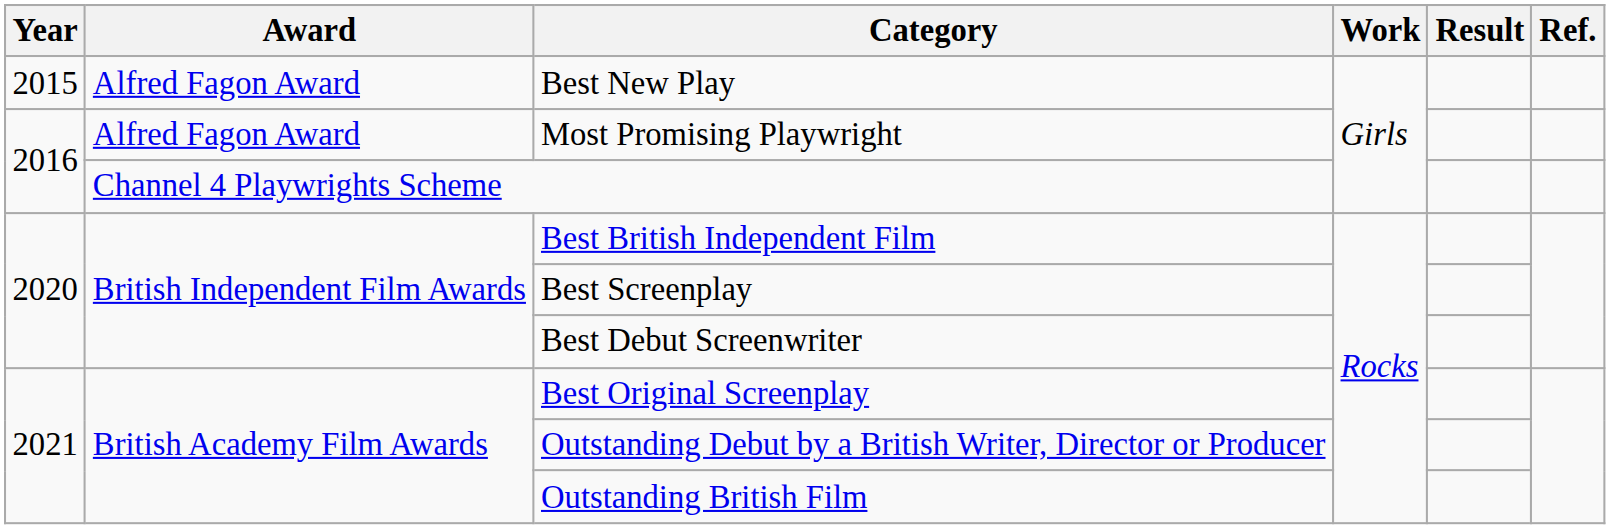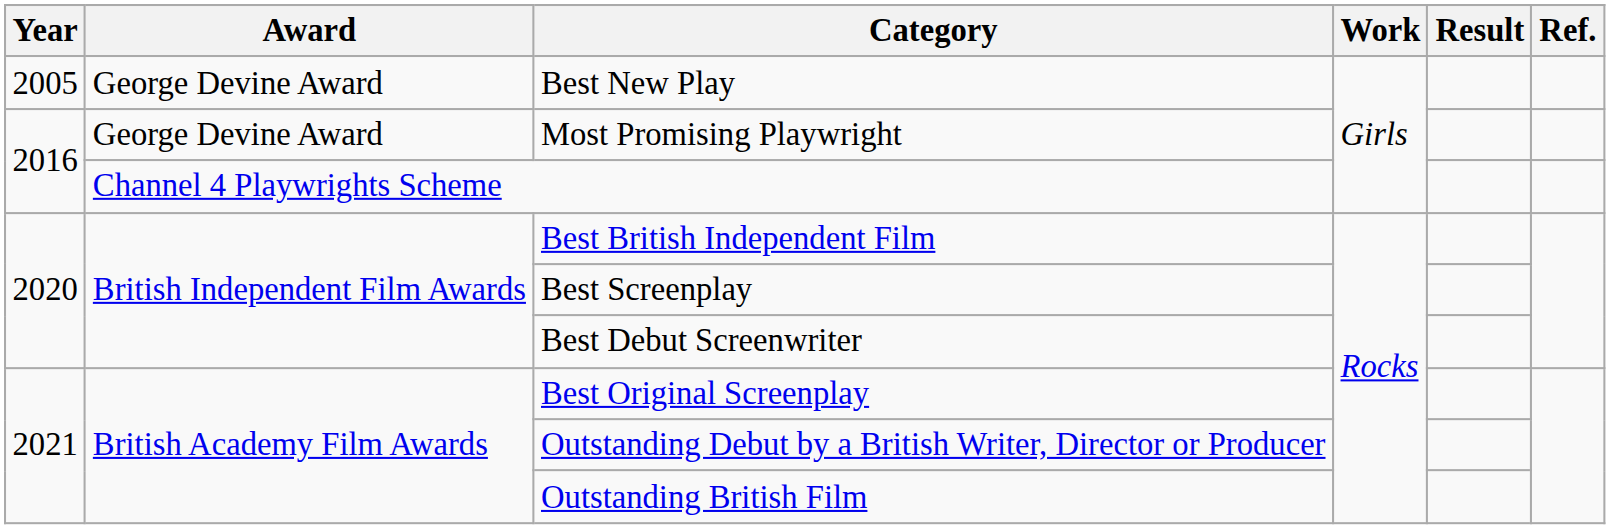(45, 82) 2015 -> (45, 82) 2005
(226, 82) Alfred Fagon Award -> (238, 82) George Devine Award
(226, 133) Alfred Fagon Award -> (238, 133) George Devine Award
